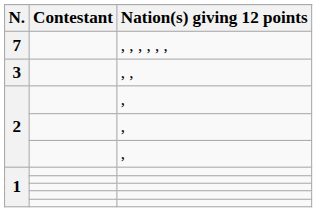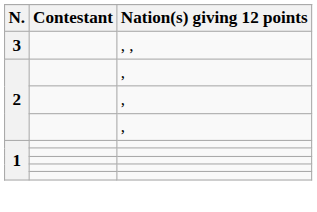- row: (17, 45)
